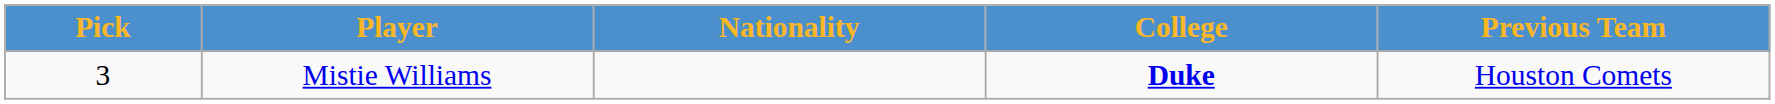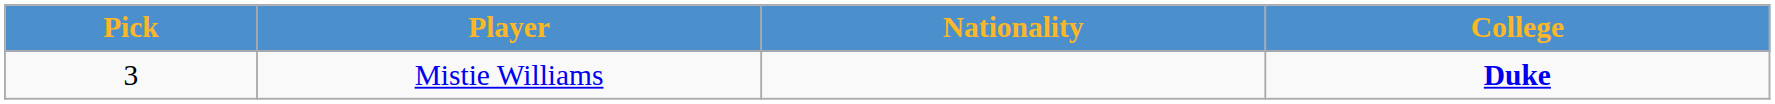- column: (1573, 27)
